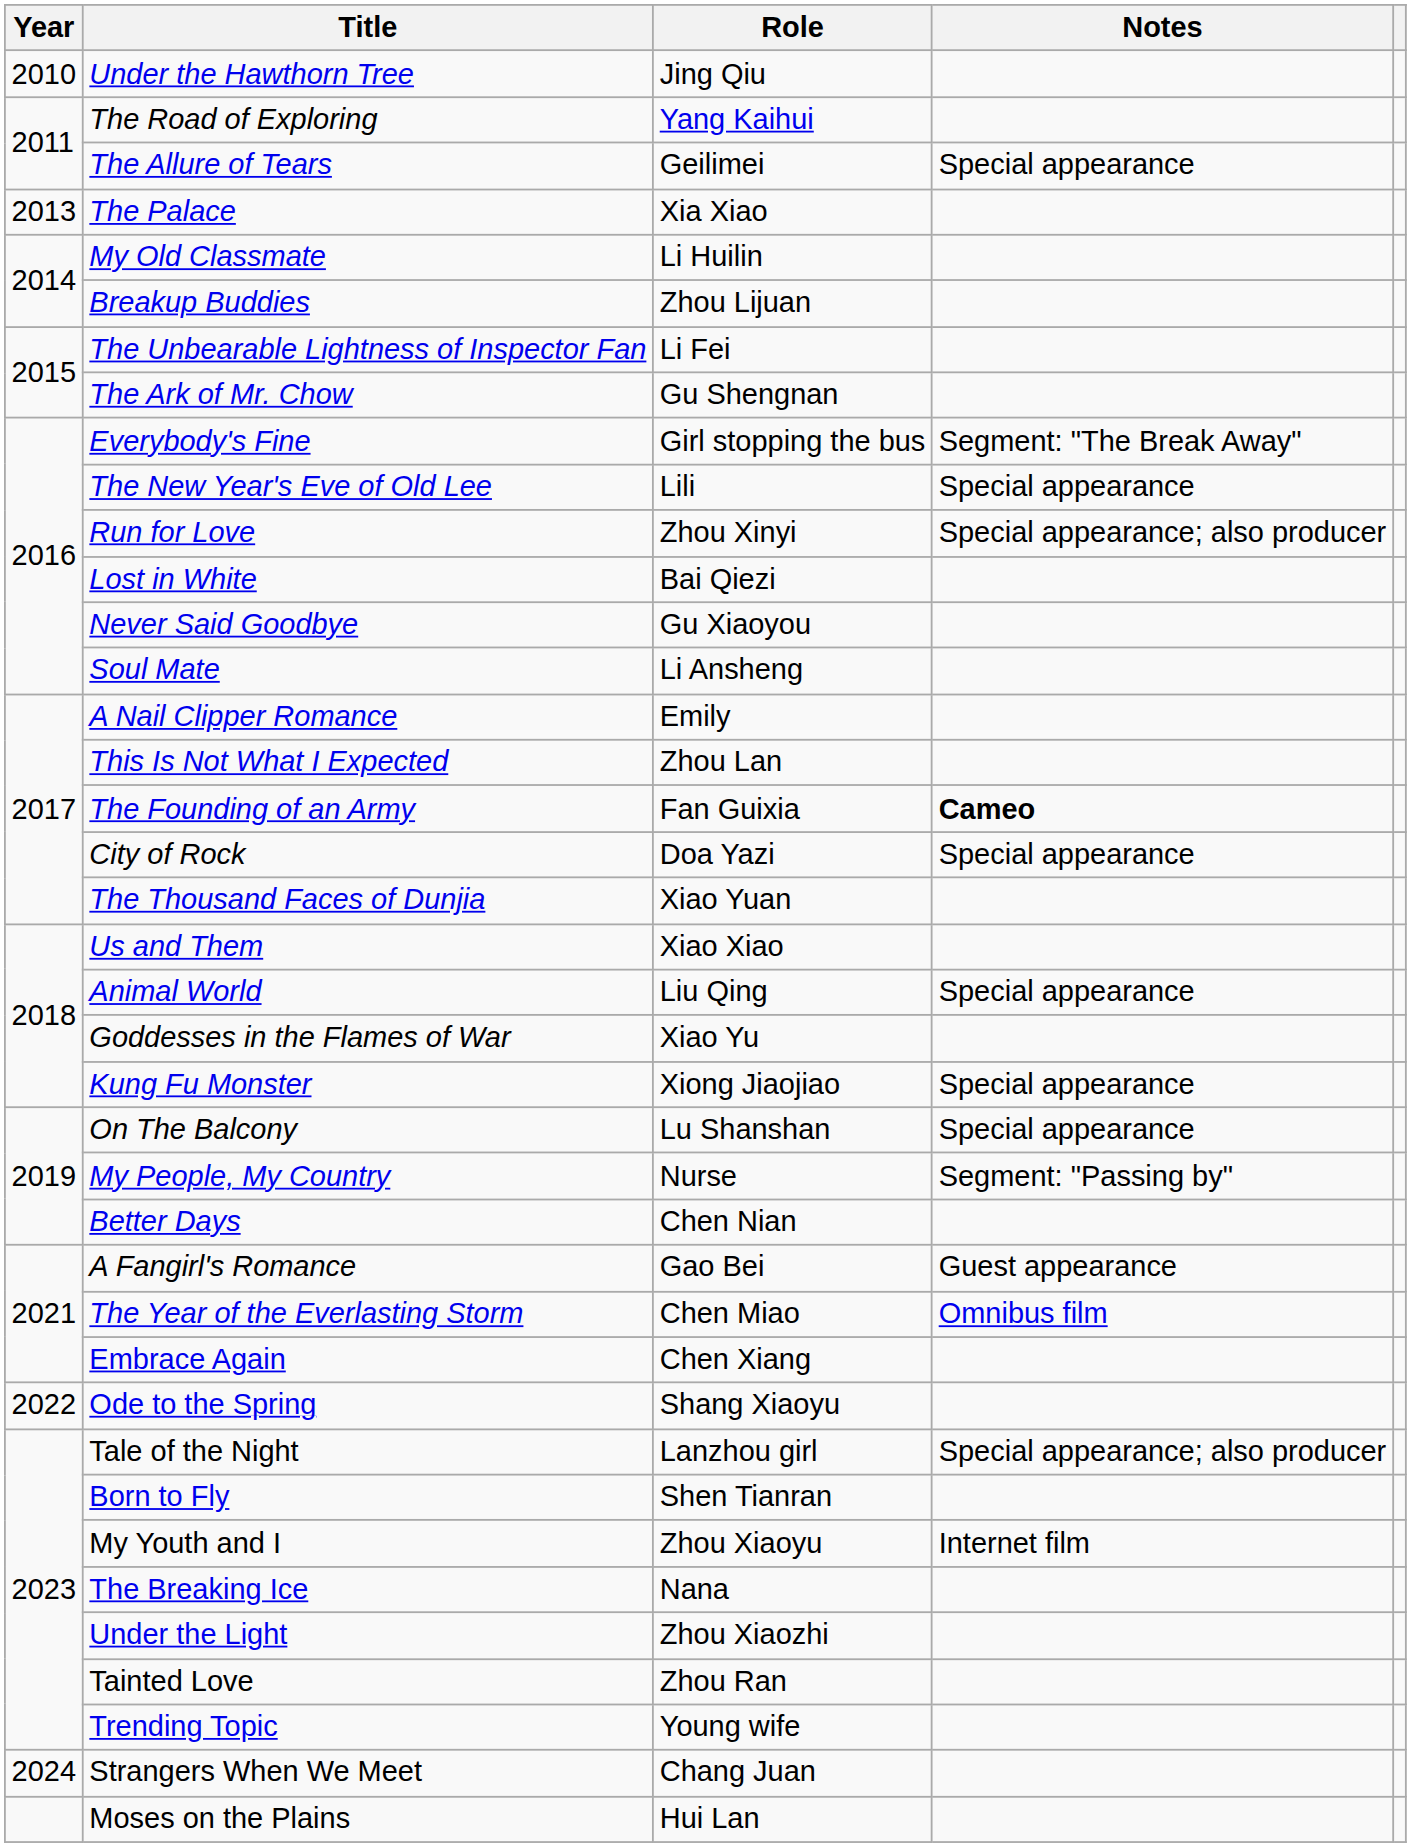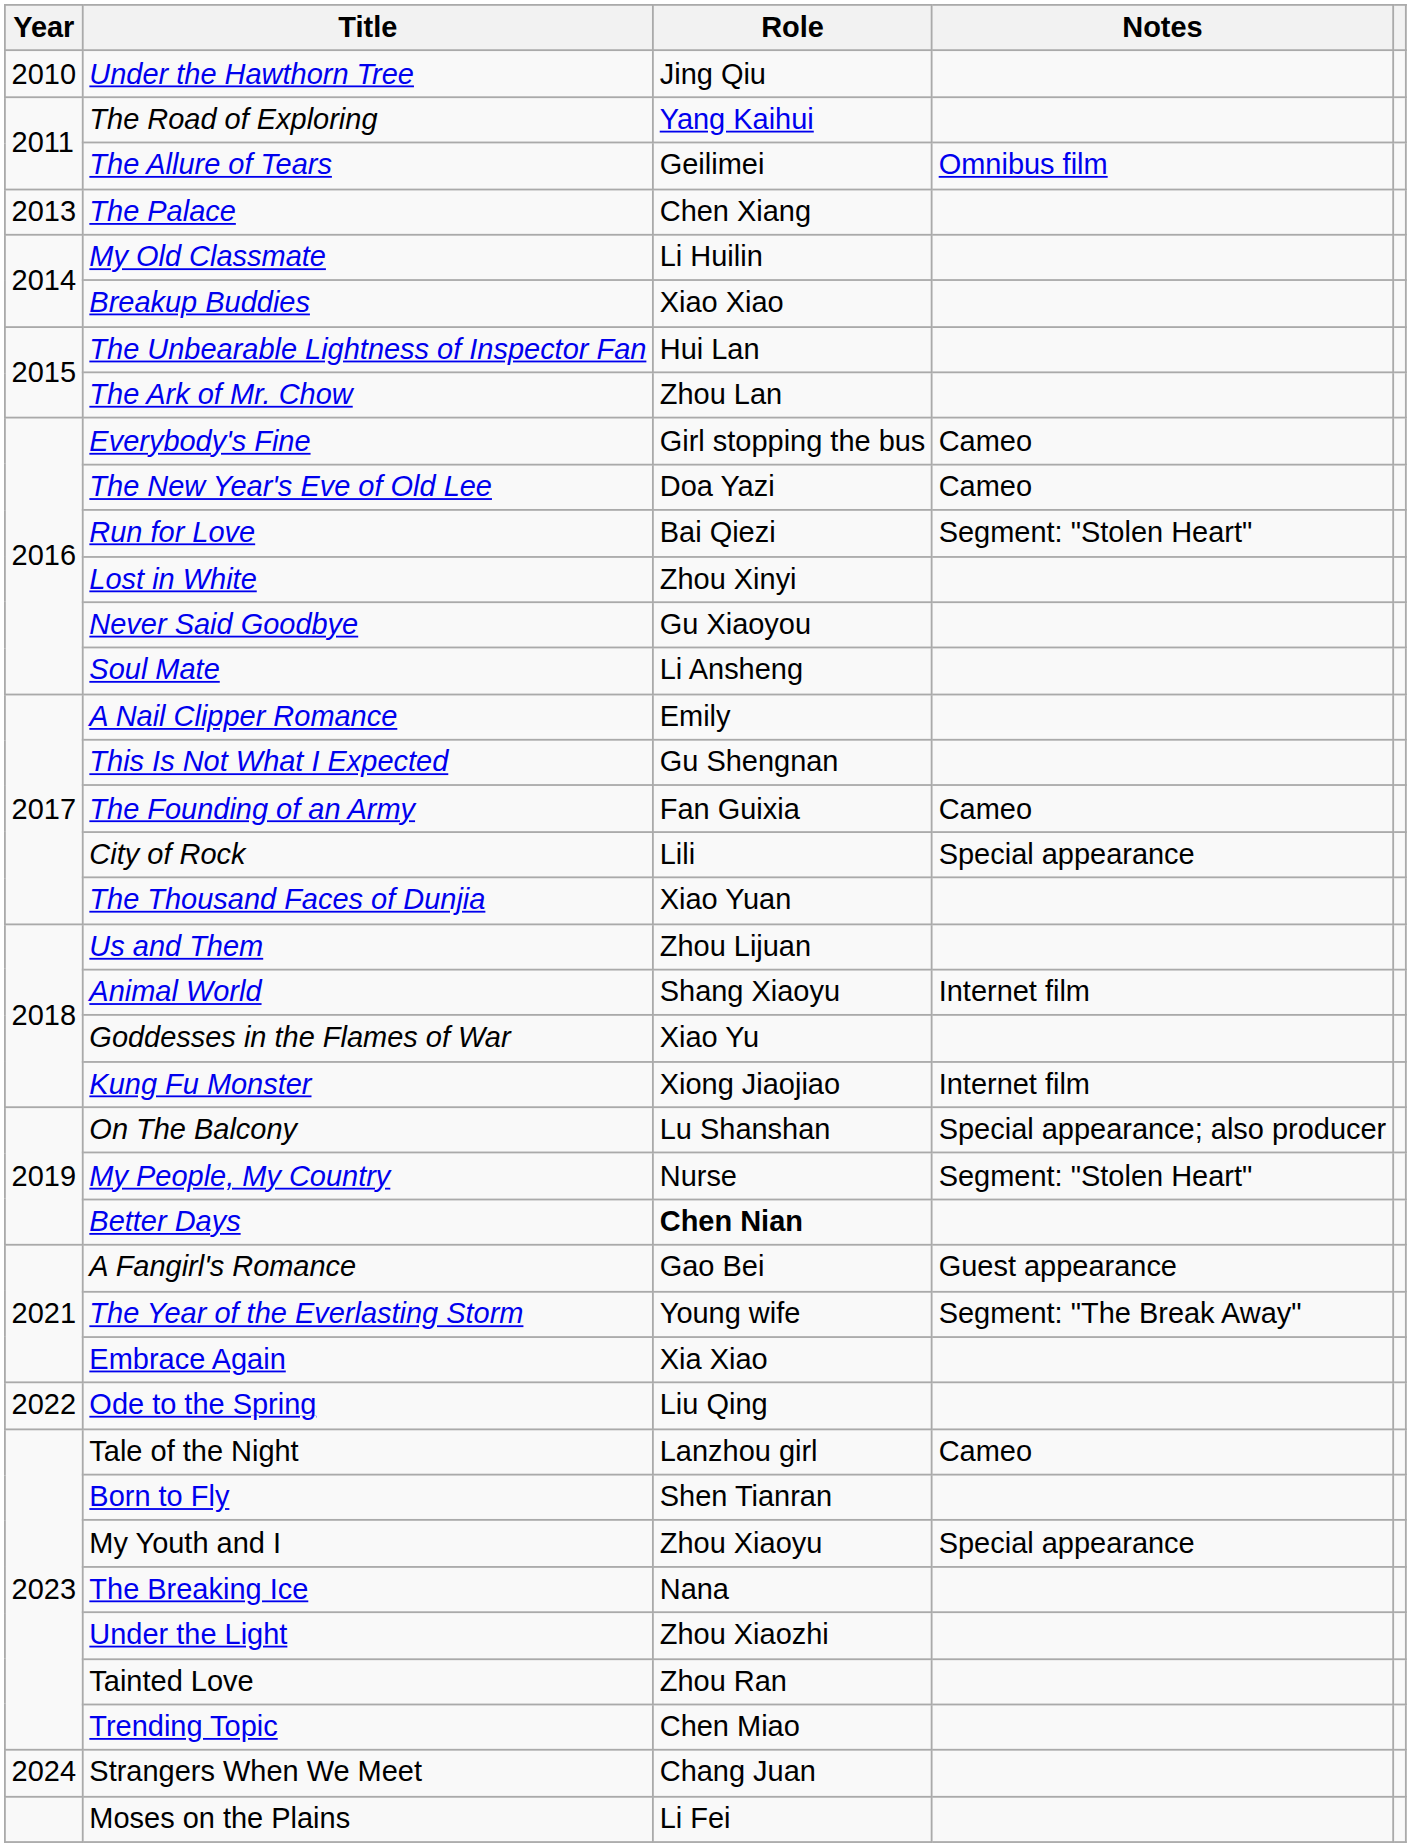(1067, 165) Special appearance -> (1023, 165) Omnibus film
(714, 211) Xia Xiao -> (735, 211) Chen Xiang
(735, 303) Zhou Lijuan -> (722, 303) Xiao Xiao
(695, 348) Li Fei -> (710, 348) Hui Lan
(749, 394) Gu Shengnan -> (721, 394) Zhou Lan
(1120, 440) Segment: "The Break Away" -> (985, 440) Cameo
(677, 486) Lili -> (717, 486) Doa Yazi
(1067, 486) Special appearance -> (985, 486) Cameo
(728, 532) Zhou Xinyi -> (718, 532) Bai Qiezi
(1162, 532) Special appearance; also producer -> (1095, 532) Segment: "Stolen Heart"
(718, 578) Bai Qiezi -> (728, 578) Zhou Xinyi
(721, 762) Zhou Lan -> (749, 762) Gu Shengnan
(987, 808) bold -> (985, 808) normal
(717, 854) Doa Yazi -> (677, 854) Lili
(722, 946) Xiao Xiao -> (735, 946) Zhou Lijuan
(714, 991) Liu Qing -> (750, 991) Shang Xiaoyu
(1067, 991) Special appearance -> (1014, 991) Internet film
(1067, 1083) Special appearance -> (1014, 1083) Internet film
(1067, 1129) Special appearance -> (1162, 1129) Special appearance; also producer
(1086, 1175) Segment: "Passing by" -> (1095, 1175) Segment: "Stolen Heart"
(728, 1221) normal -> (731, 1221) bold
(730, 1313) Chen Miao -> (730, 1313) Young wife
(1023, 1313) Omnibus film -> (1120, 1313) Segment: "The Break Away"
(735, 1359) Chen Xiang -> (714, 1359) Xia Xiao
(750, 1405) Shang Xiaoyu -> (714, 1405) Liu Qing
(1162, 1451) Special appearance; also producer -> (985, 1451) Cameo
(1014, 1543) Internet film -> (1067, 1543) Special appearance
(730, 1726) Young wife -> (730, 1726) Chen Miao
(710, 1818) Hui Lan -> (695, 1818) Li Fei
